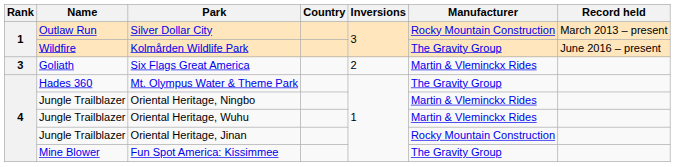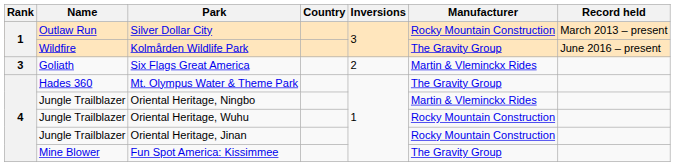(474, 118) Martin & Vleminckx Rides -> (483, 118) Rocky Mountain Construction
